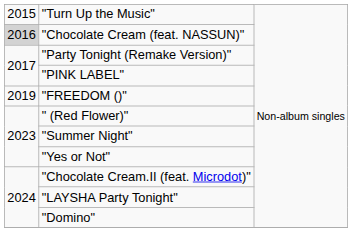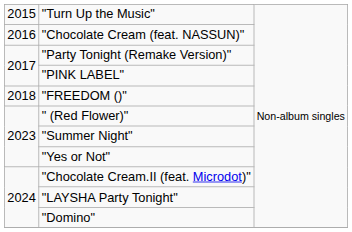(22, 34) lightgrey background -> (22, 34) no background
(22, 95) 2019 -> (22, 95) 2018
